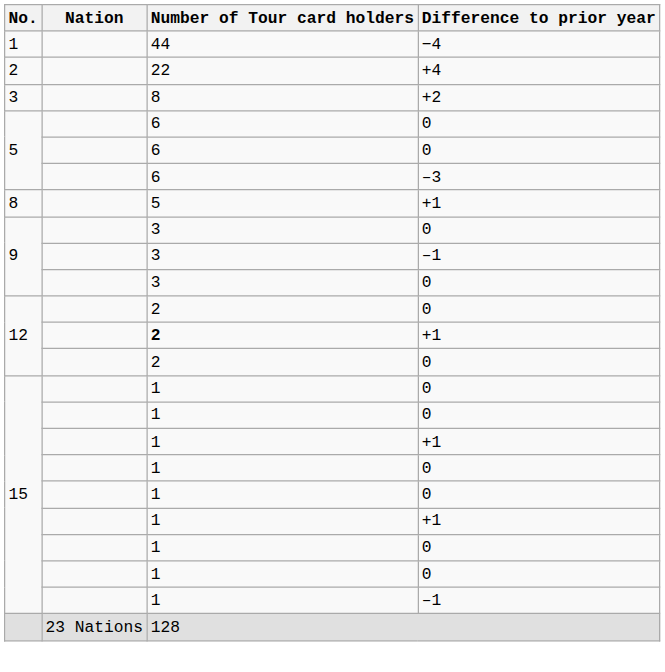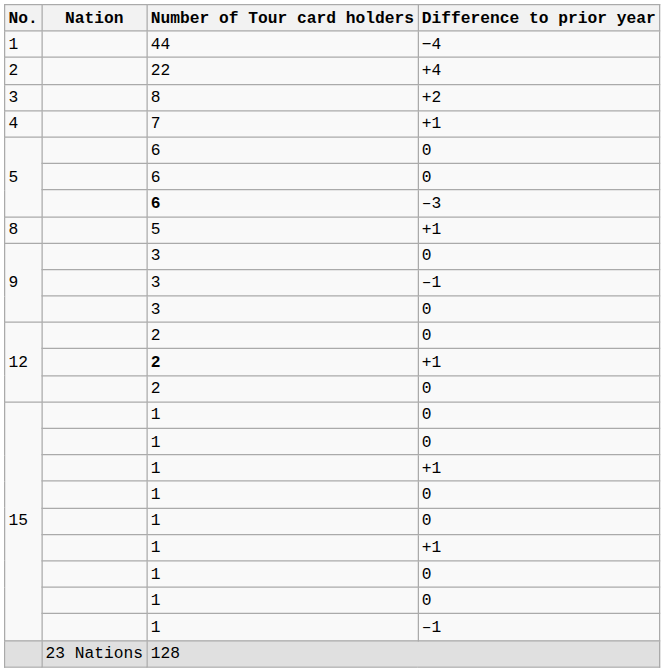+ row: (13, 124)
(156, 177) normal -> (156, 203) bold
